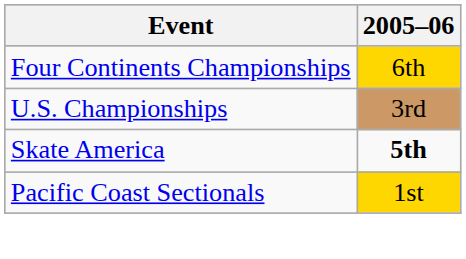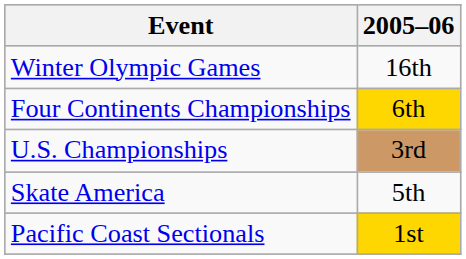+ row: (136, 66)
(409, 150) bold -> (409, 191) normal
